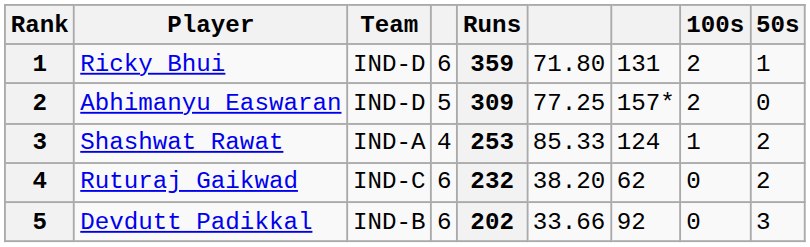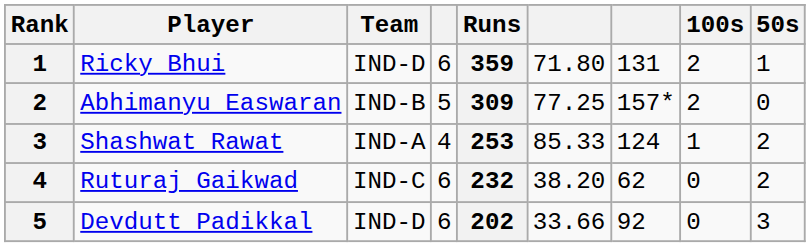(389, 103) IND-D -> (389, 103) IND-B
(389, 222) IND-B -> (389, 222) IND-D
